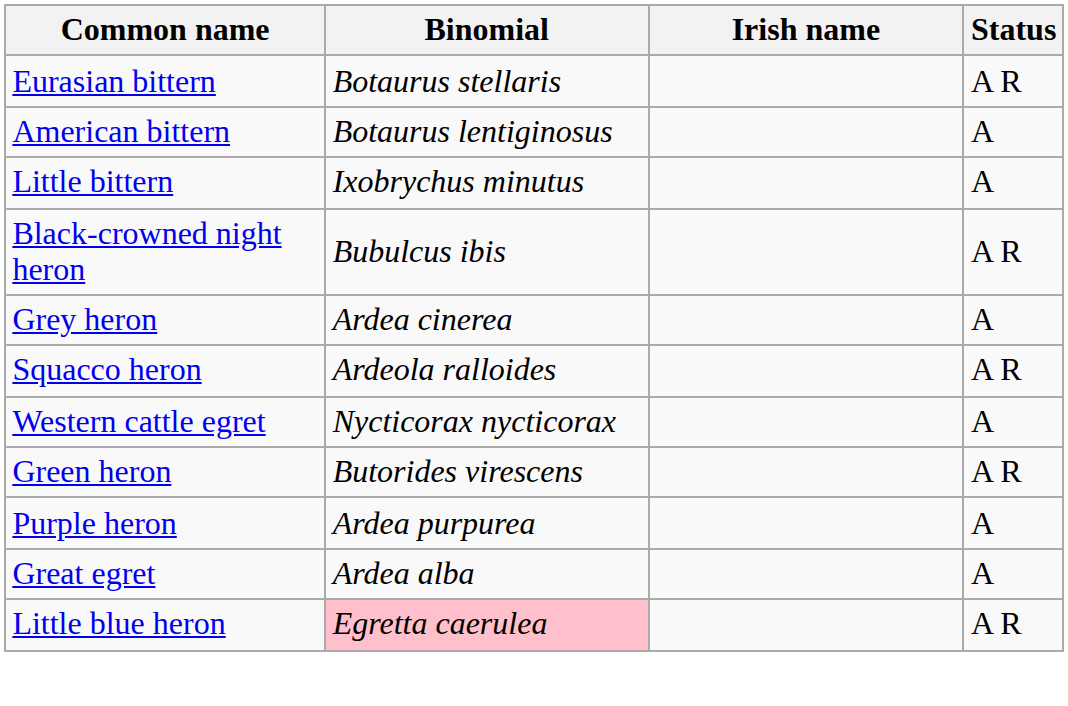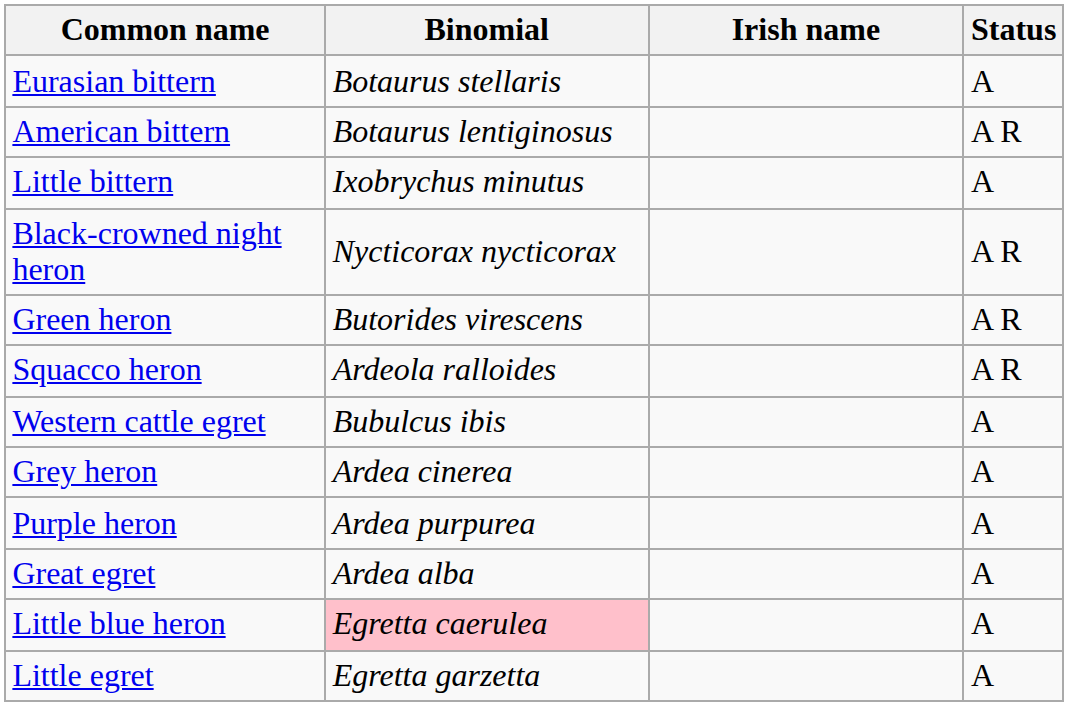(996, 80) A R -> (983, 80) A
(983, 131) A -> (996, 131) A R
(419, 250) Bubulcus ibis -> (474, 250) Nycticorax nycticorax
rows swapped: (92, 471) <-> (85, 319)
(474, 421) Nycticorax nycticorax -> (419, 421) Bubulcus ibis
(996, 624) A R -> (983, 624) A
+ row: (83, 674)
